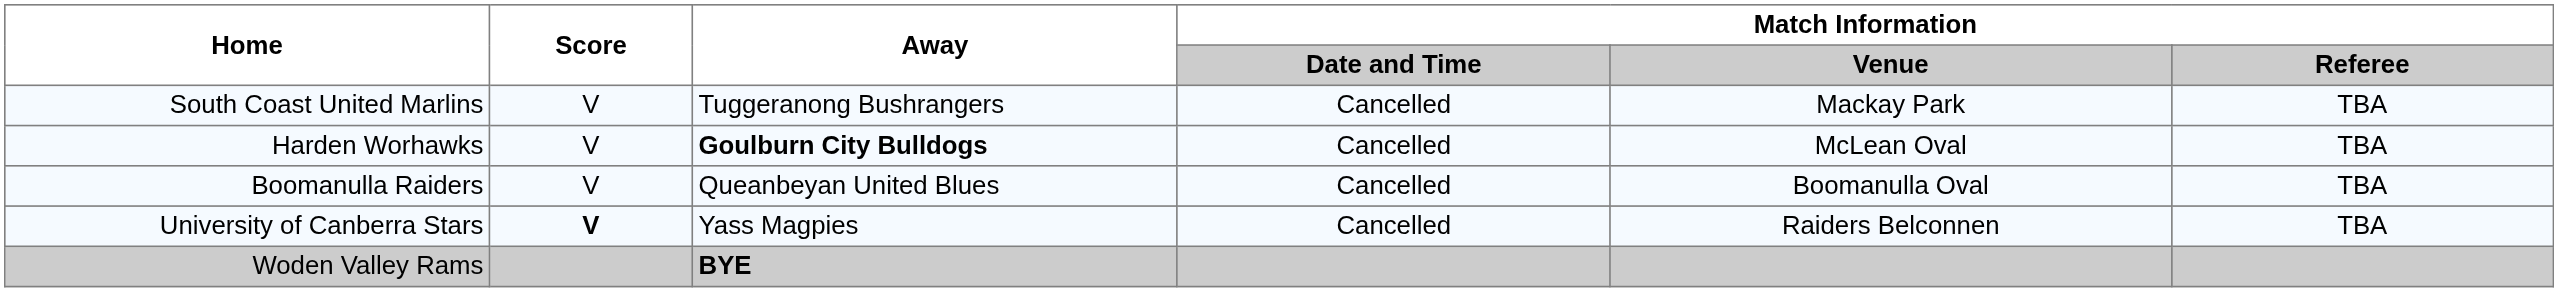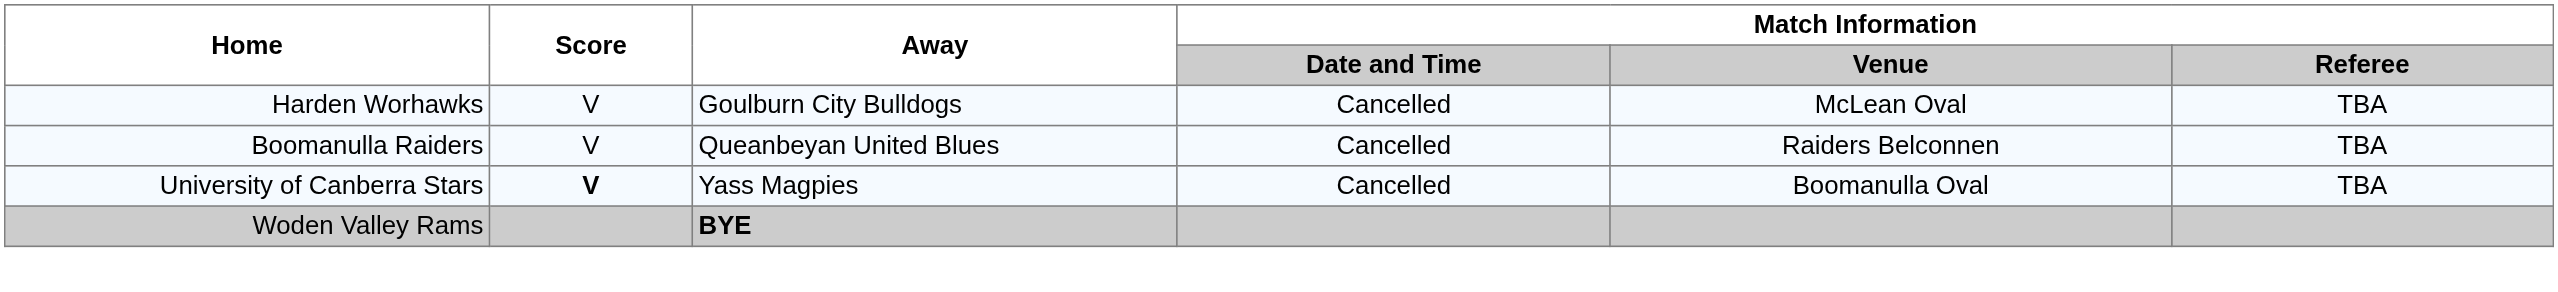- row: (327, 105)
(843, 145) bold -> (830, 105) normal
(1891, 185) Boomanulla Oval -> (1891, 145) Raiders Belconnen
(1891, 225) Raiders Belconnen -> (1891, 185) Boomanulla Oval
